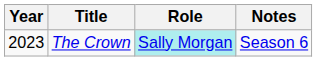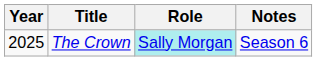(26, 42) 2023 -> (26, 42) 2025
